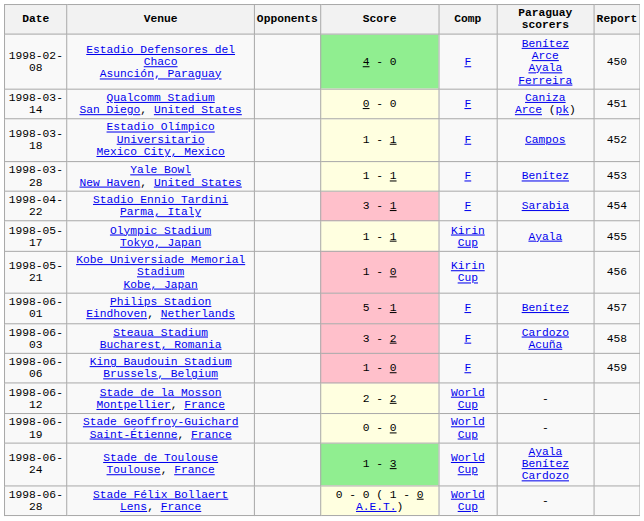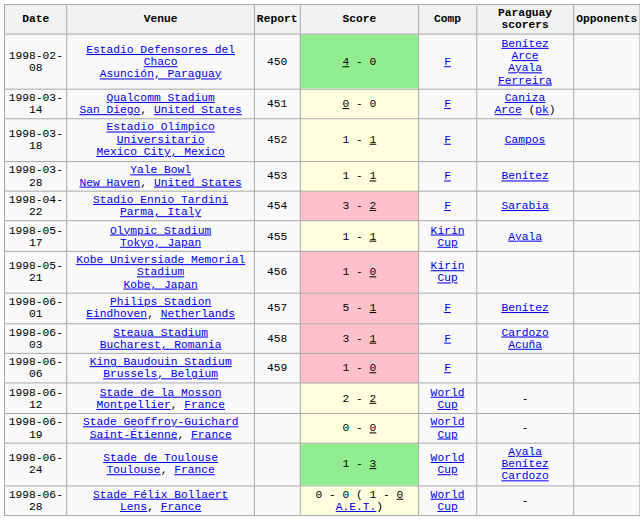columns swapped: (287, 20) <-> (617, 20)
(380, 206) 3 - 1 -> (359, 206) 3 - 2
(380, 338) 3 - 2 -> (359, 338) 3 - 1
